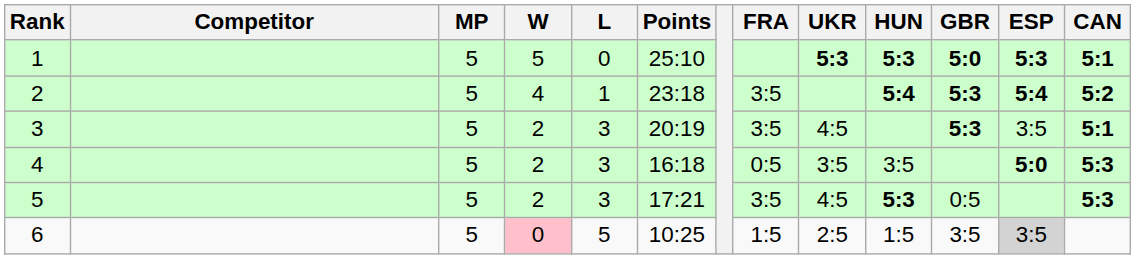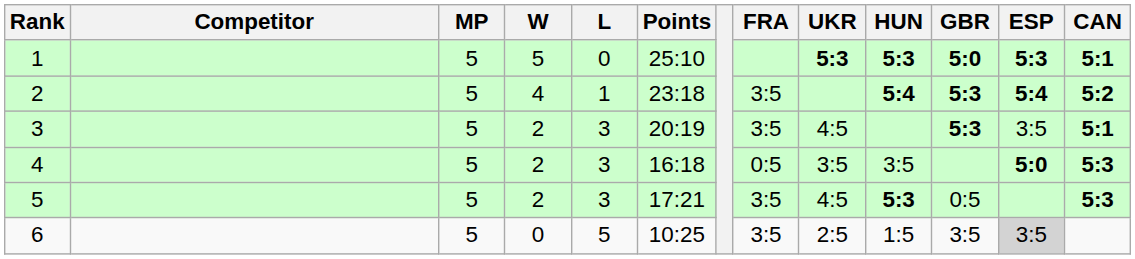(538, 235) pink background -> (538, 235) no background
(766, 235) 1:5 -> (766, 235) 3:5
